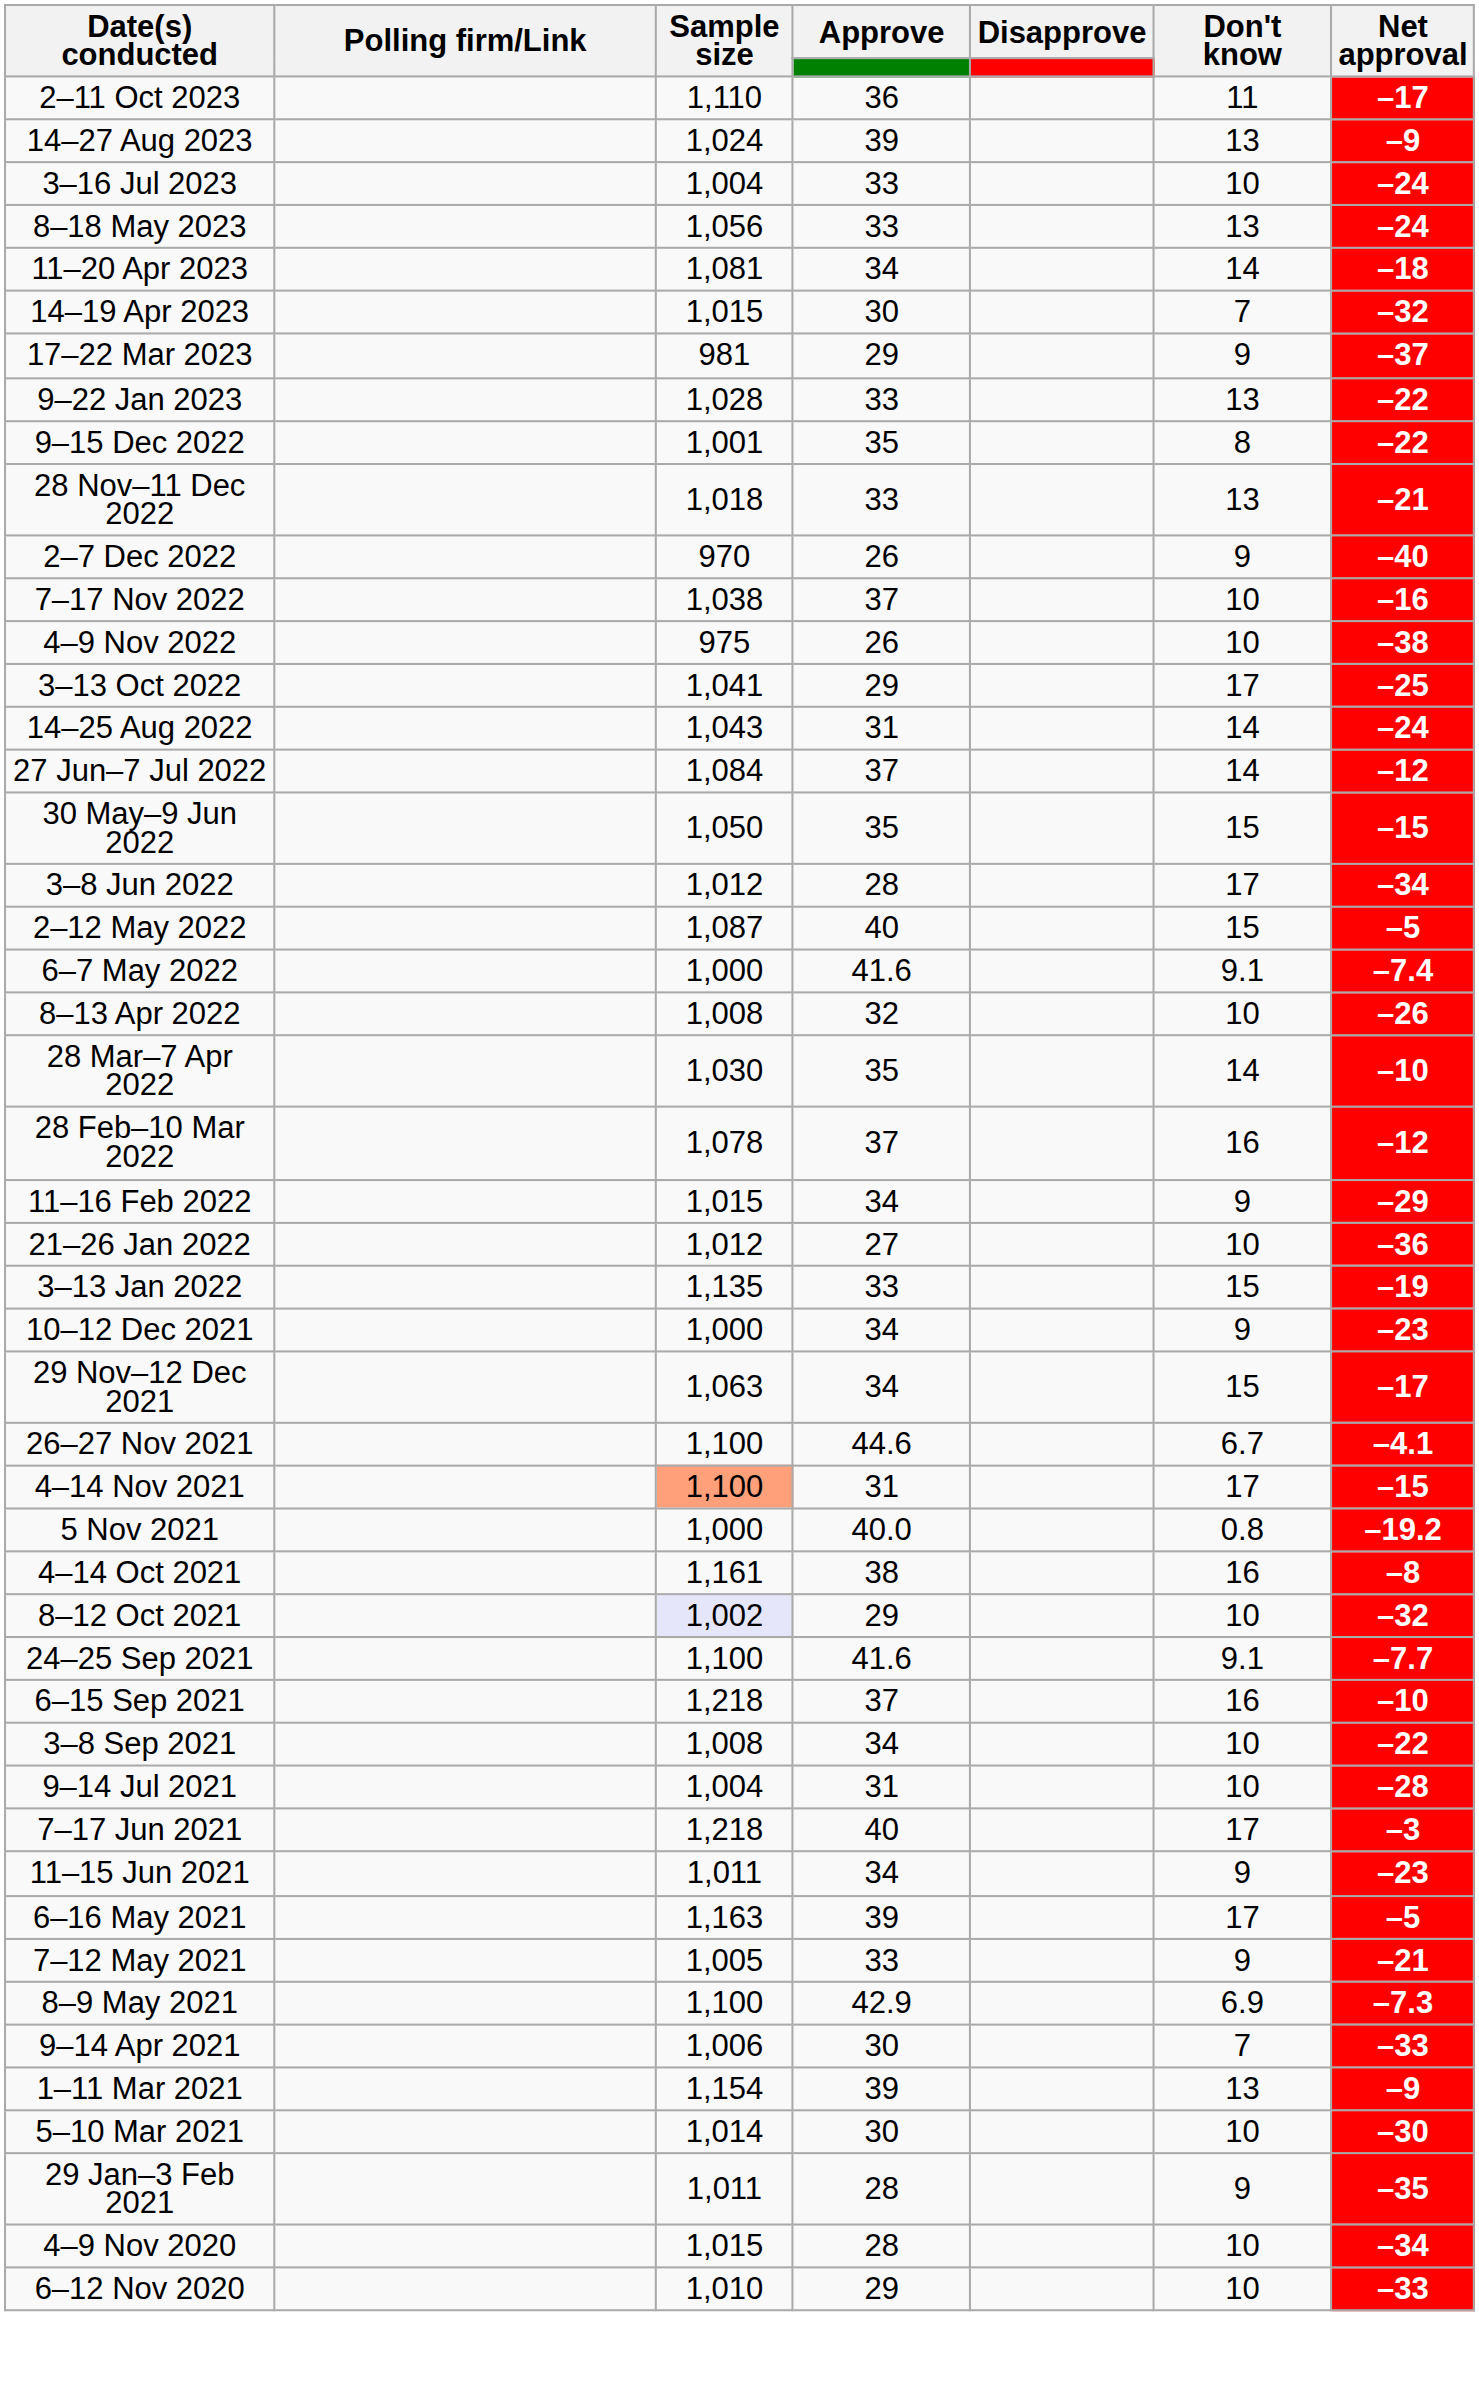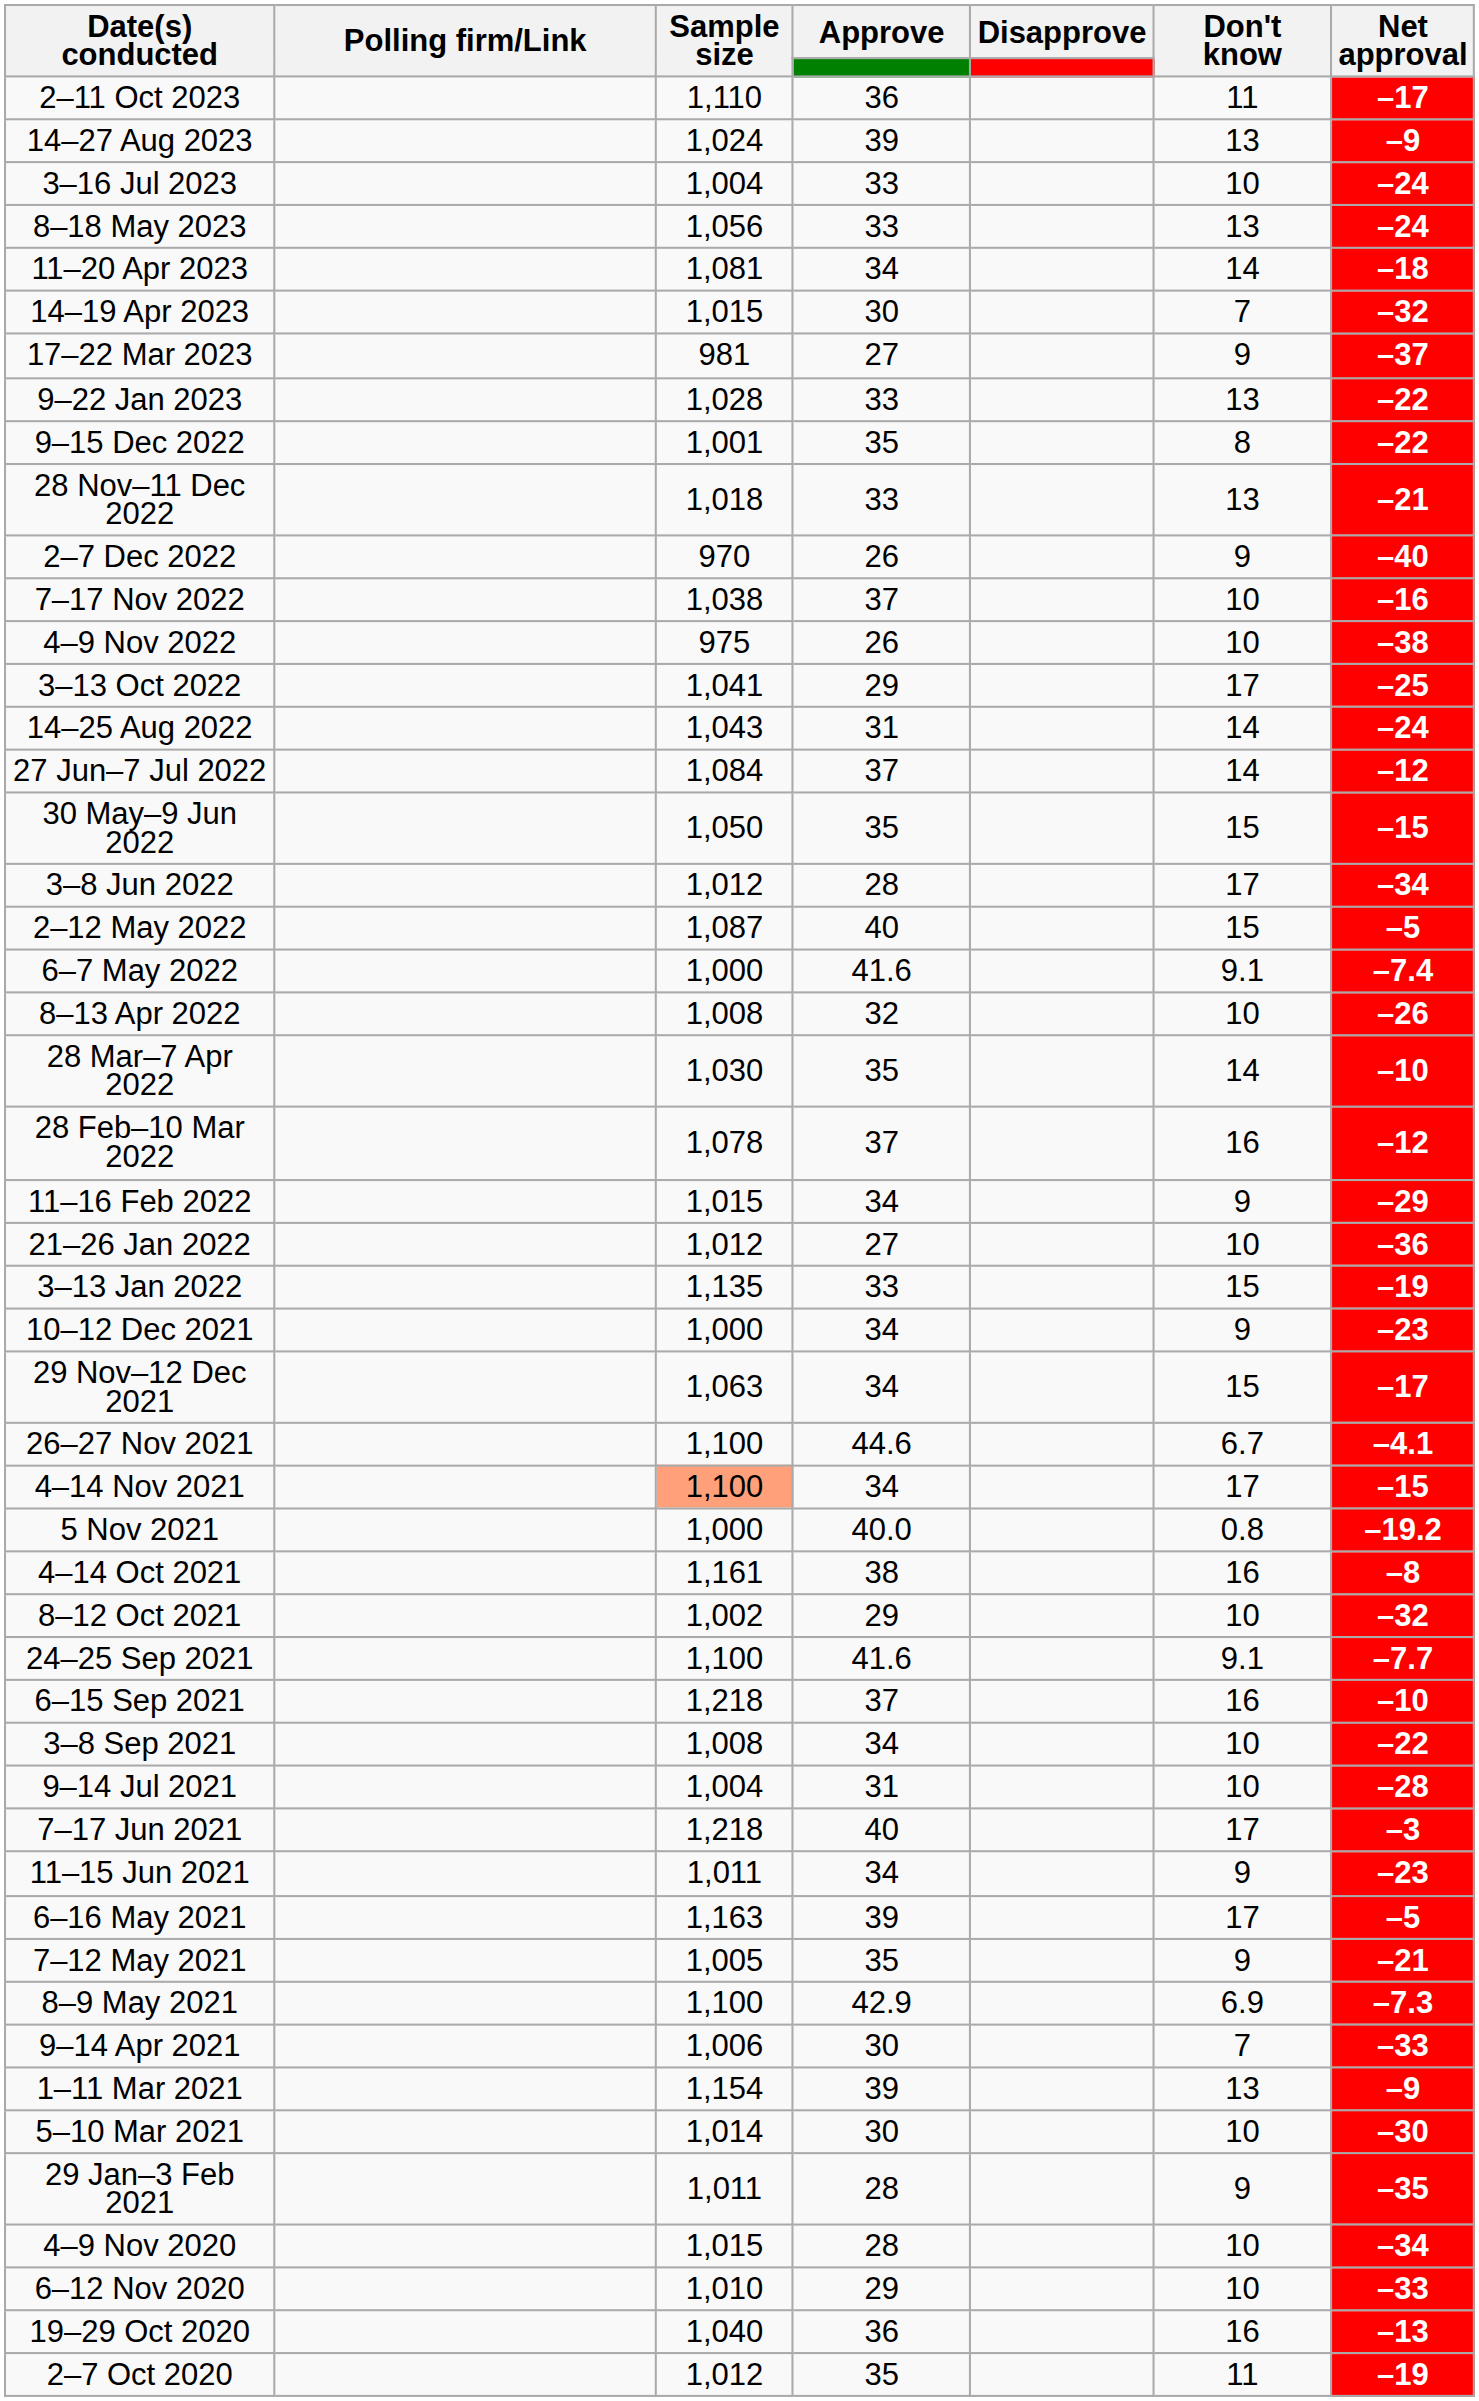(882, 355) 29 -> (882, 355) 27
(882, 1486) 31 -> (882, 1486) 34
(724, 1615) lavender background -> (724, 1615) no background
(882, 1959) 33 -> (882, 1959) 35
+ row: (140, 2331)
+ row: (140, 2374)
